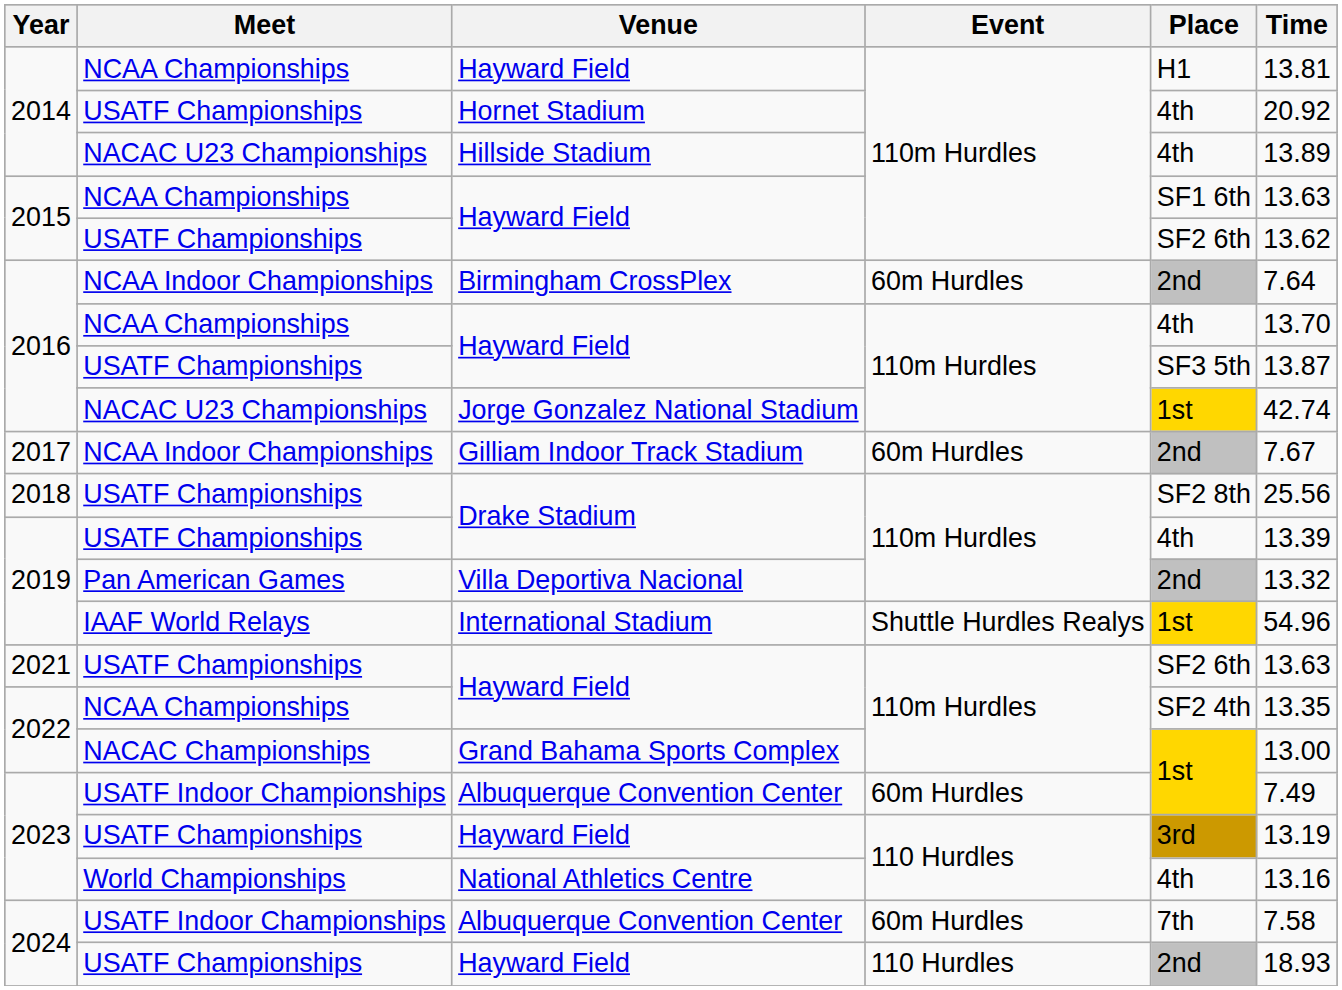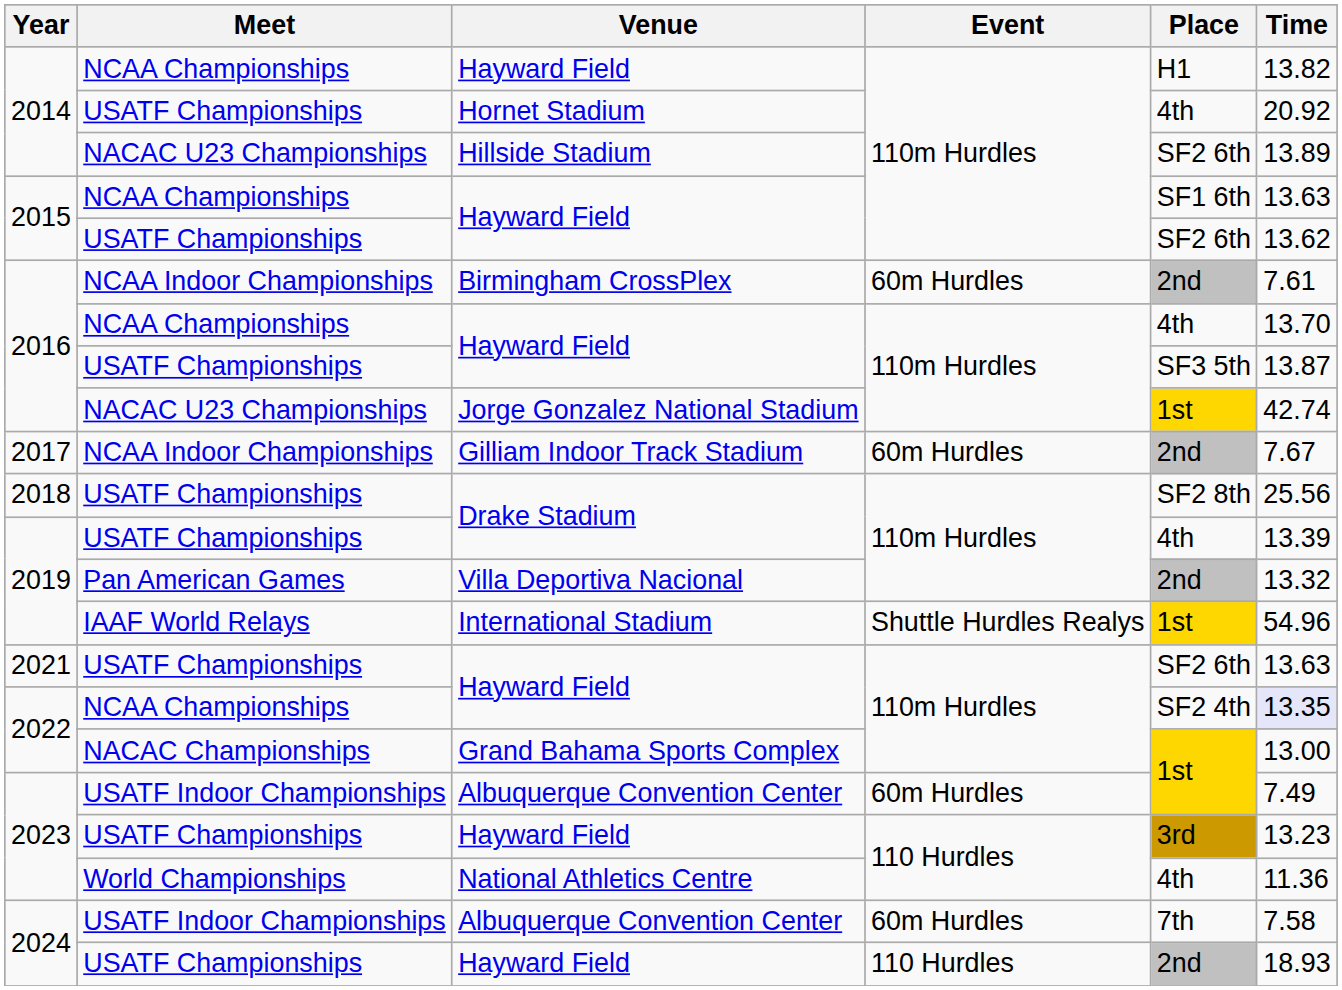(1297, 68) 13.81 -> (1297, 68) 13.82
(1175, 153) 4th -> (1204, 153) SF2 6th
(1289, 281) 7.64 -> (1289, 281) 7.61
(1297, 707) no background -> (1297, 707) lavender background
(1297, 835) 13.19 -> (1297, 835) 13.23
(1297, 878) 13.16 -> (1296, 878) 11.36
